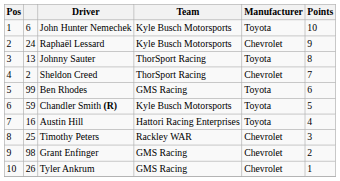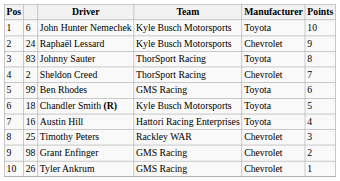(30, 58) 13 -> (30, 58) 83
(30, 105) 59 -> (30, 105) 18
